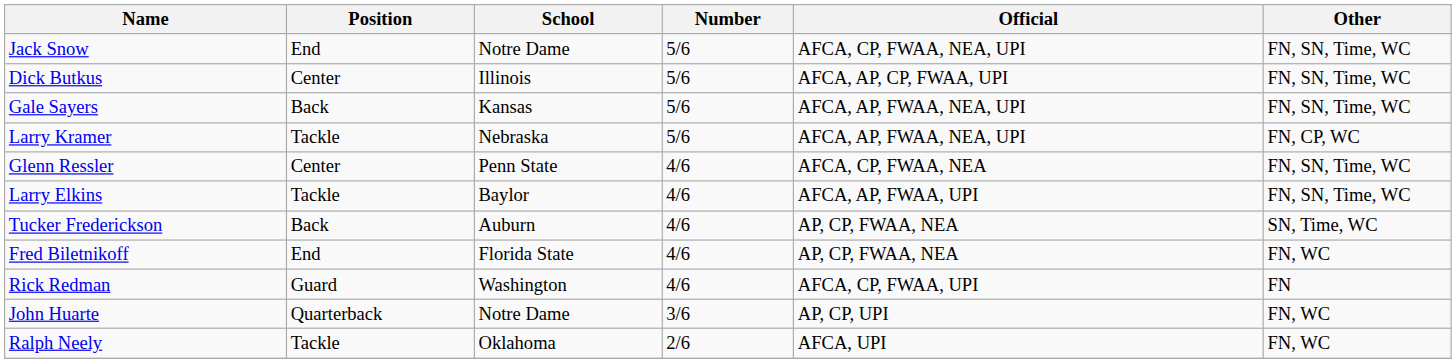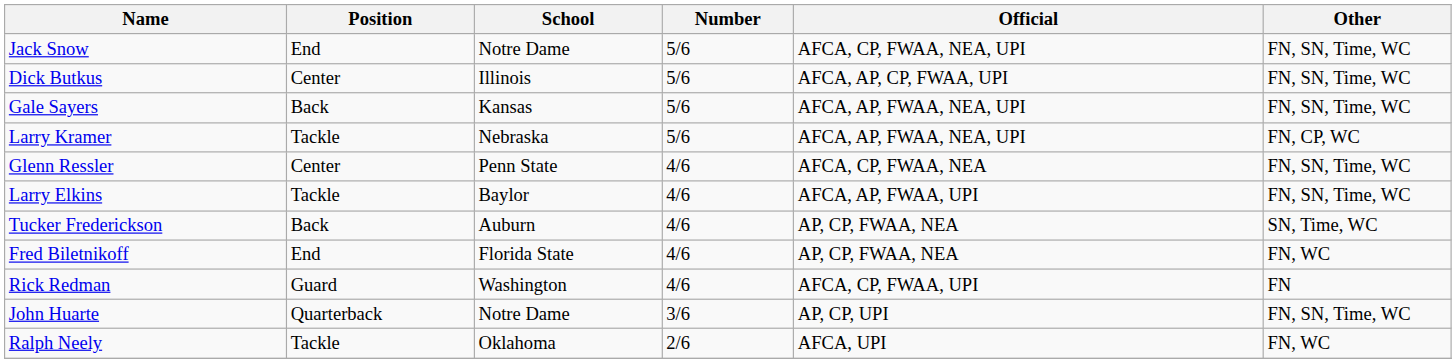(1299, 313) FN, WC -> (1339, 313) FN, SN, Time, WC
